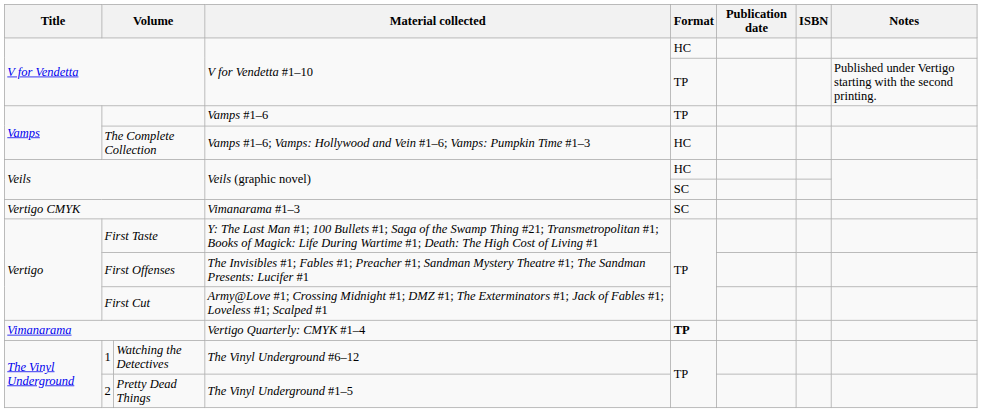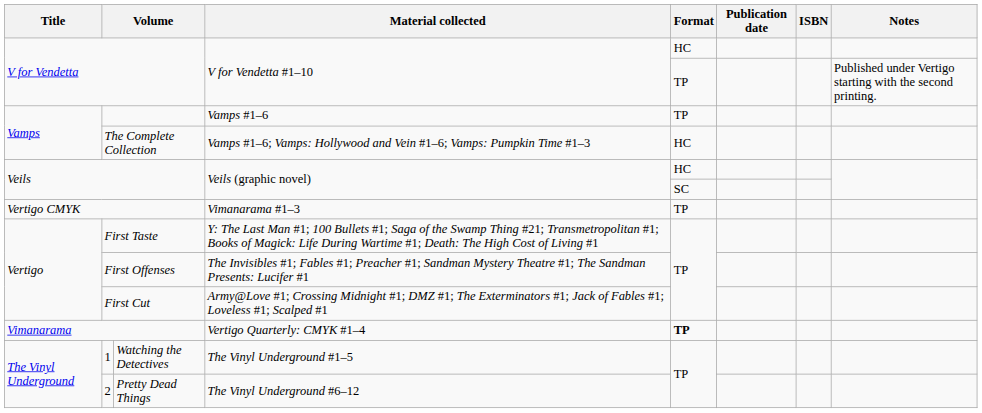(681, 209) SC -> (681, 209) TP
(283, 357) The Vinyl Underground #6–12 -> (280, 357) The Vinyl Underground #1–5
(280, 391) The Vinyl Underground #1–5 -> (283, 391) The Vinyl Underground #6–12
